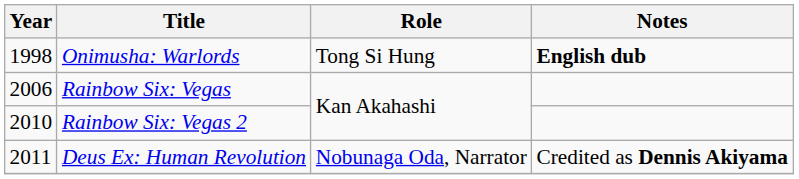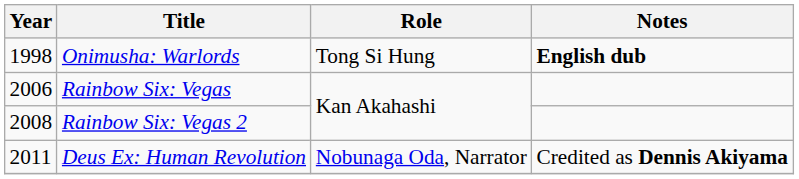(31, 122) 2010 -> (31, 122) 2008
